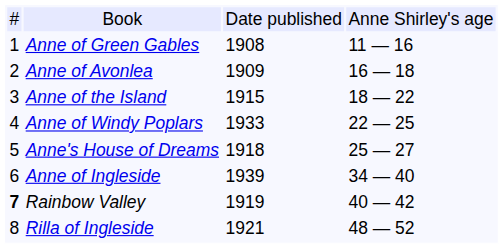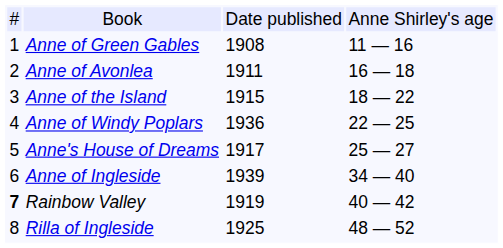(245, 71) 1909 -> (244, 71) 1911
(245, 123) 1933 -> (245, 123) 1936
(245, 150) 1918 -> (245, 150) 1917
(245, 228) 1921 -> (245, 228) 1925
